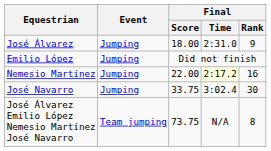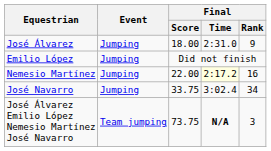(252, 89) 30 -> (252, 89) 34
(220, 122) normal -> (220, 122) bold
(252, 122) 8 -> (252, 122) 3
